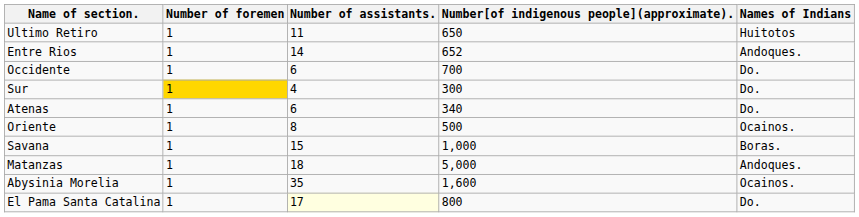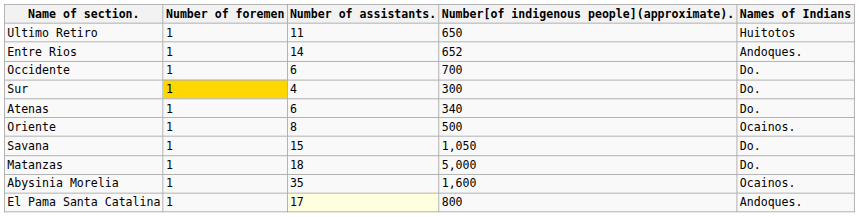(459, 146) 1,000 -> (459, 146) 1,050
(761, 146) Boras. -> (750, 146) Do.
(771, 165) Andoques. -> (750, 165) Do.
(750, 202) Do. -> (771, 202) Andoques.
